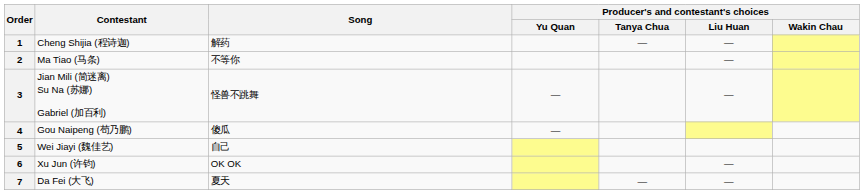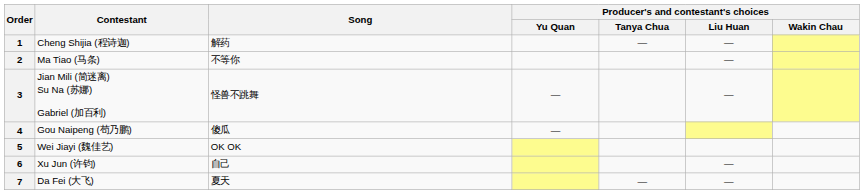(220, 147) 自己 -> (226, 147) OK OK
(226, 164) OK OK -> (220, 164) 自己
